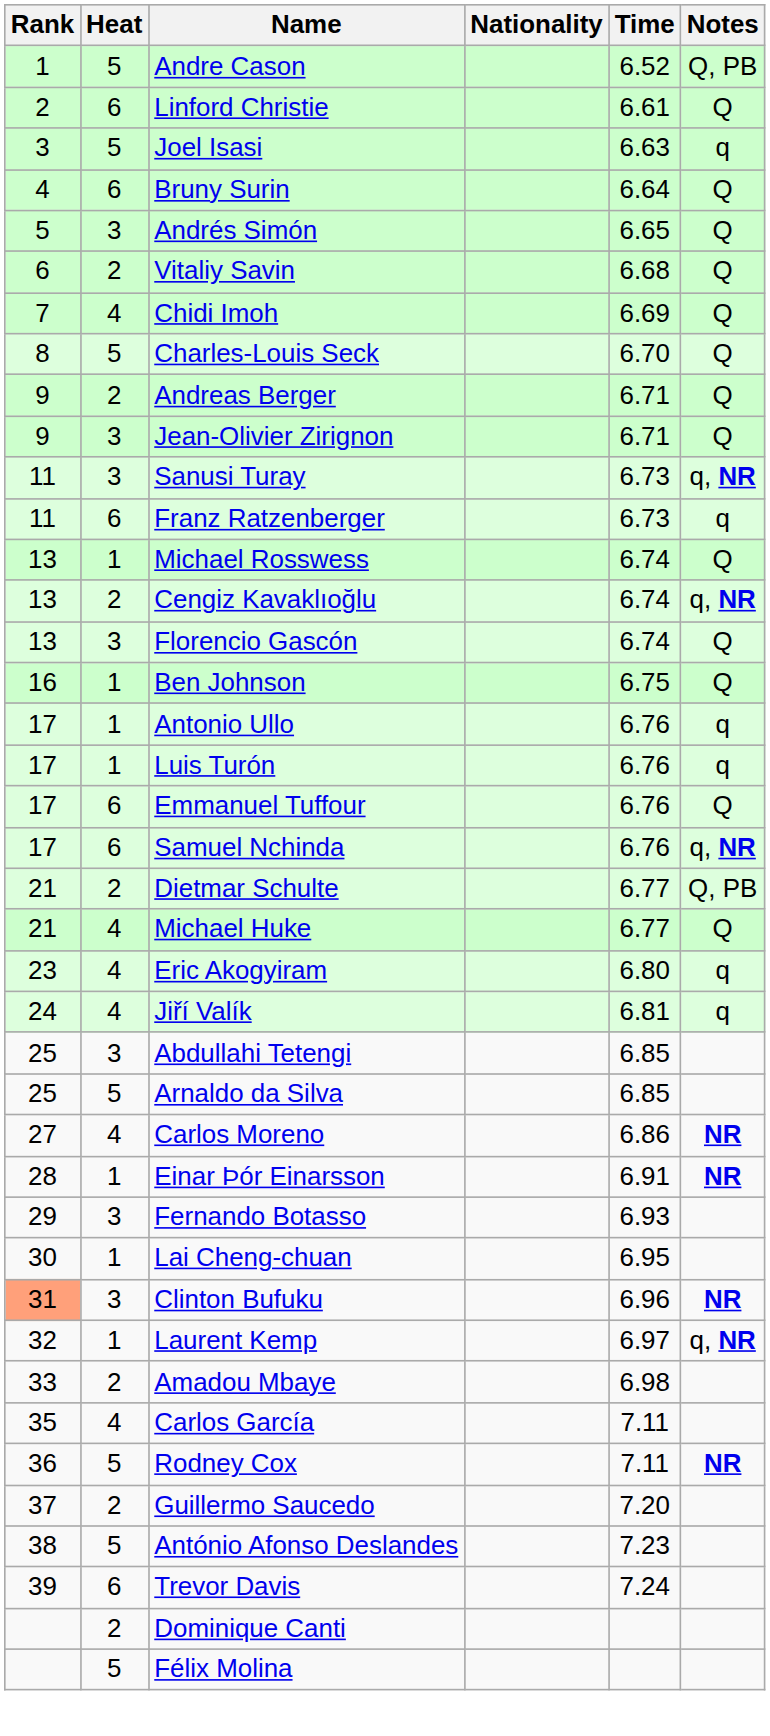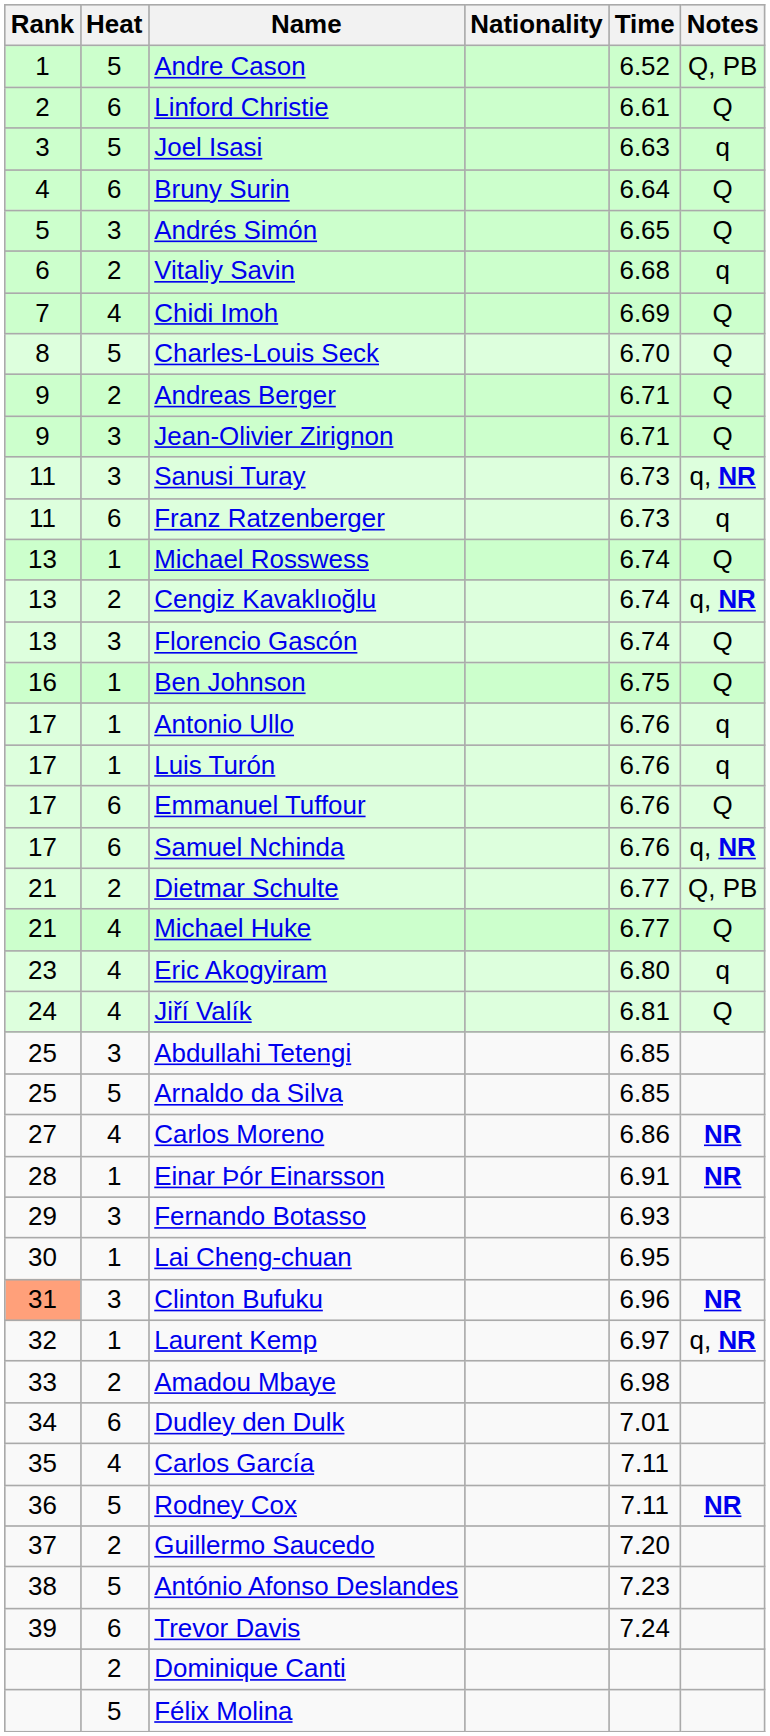(723, 271) Q -> (723, 271) q
(723, 1011) q -> (723, 1011) Q
+ row: (249, 1422)
